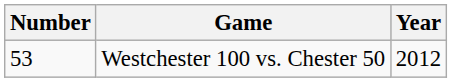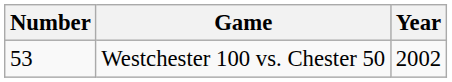(418, 58) 2012 -> (418, 58) 2002
